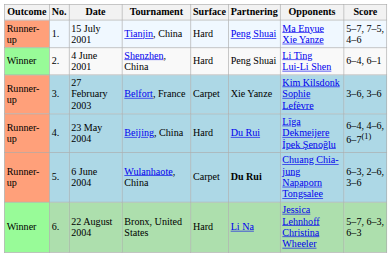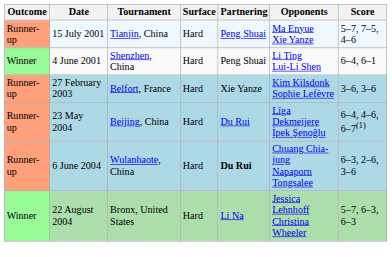- column: (59, 12)
(206, 94) Carpet -> (193, 88) Hard
(206, 177) Carpet -> (193, 166) Hard
